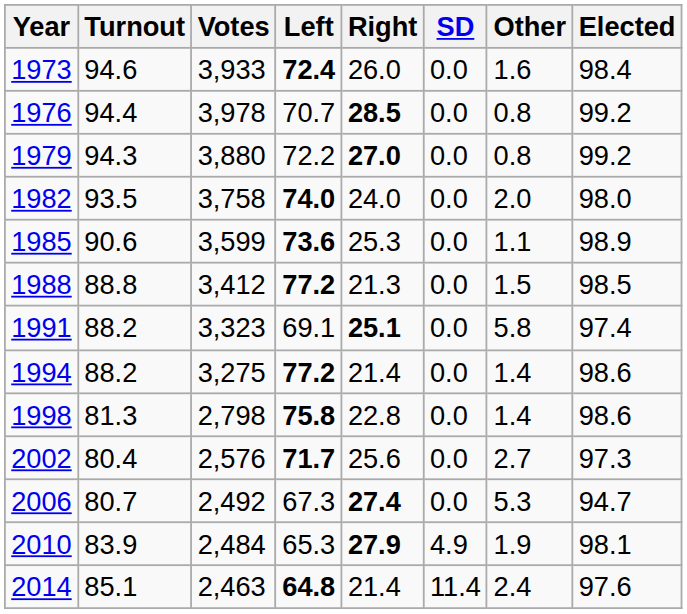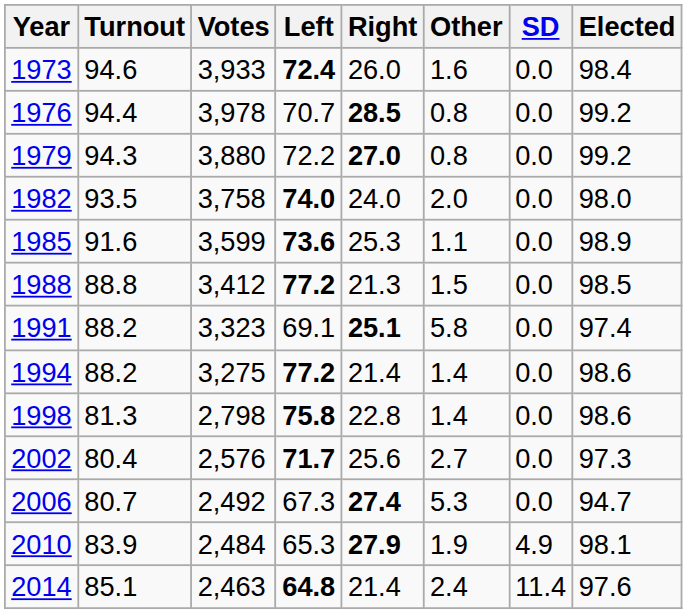columns swapped: (455, 27) <-> (530, 27)
(111, 242) 90.6 -> (111, 242) 91.6
